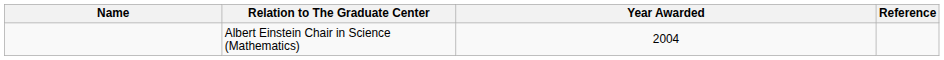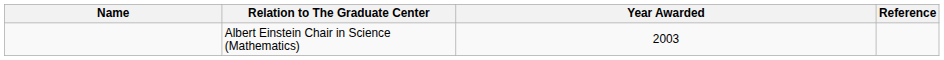(666, 39) 2004 -> (666, 39) 2003
